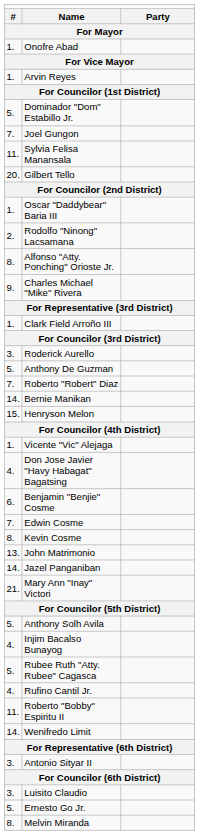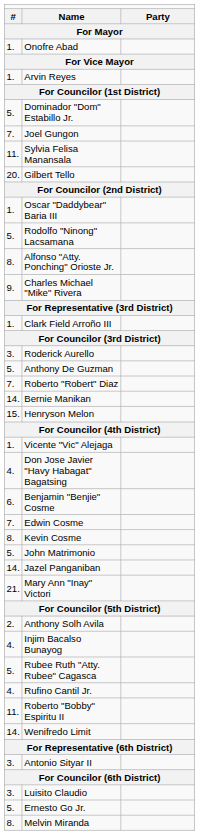(11, 236) 2. -> (11, 236) 5.
(13, 553) 13. -> (11, 553) 5.
(11, 624) 5. -> (11, 624) 2.
